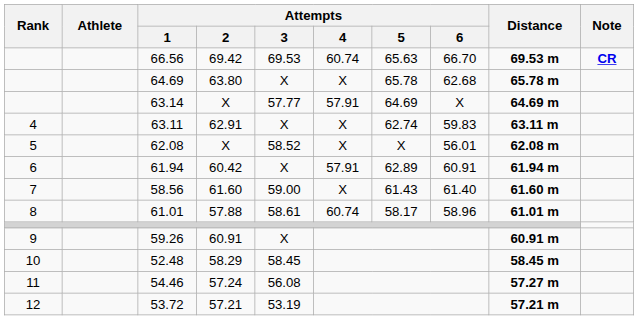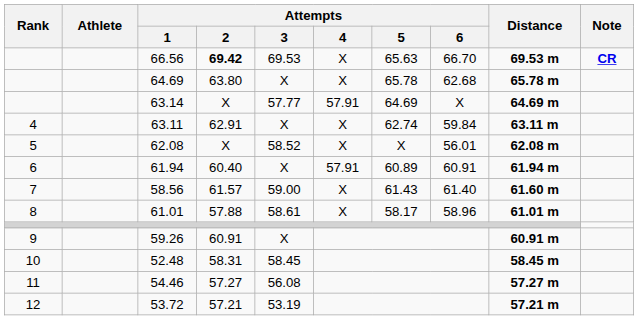(226, 58) normal -> (226, 58) bold
(343, 58) 60.74 -> (343, 58) X
(460, 123) 59.83 -> (460, 123) 59.84
(226, 167) 60.42 -> (226, 167) 60.40
(401, 167) 62.89 -> (401, 167) 60.89
(226, 189) 61.60 -> (226, 189) 61.57
(343, 210) 60.74 -> (343, 210) X
(226, 260) 58.29 -> (226, 260) 58.31
(226, 282) 57.24 -> (226, 282) 57.27
